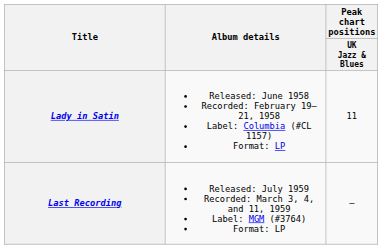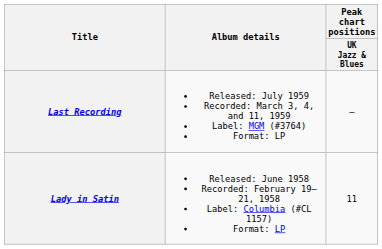rows swapped: (85, 117) <-> (85, 203)
